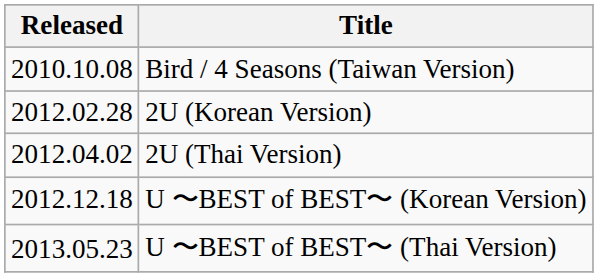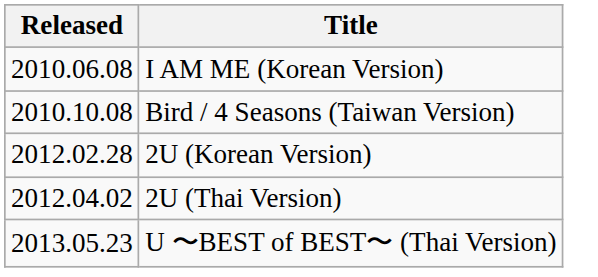+ row: (294, 68)
- row: (366, 199)
